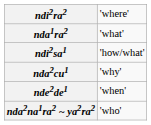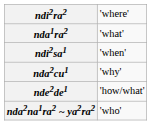(122, 52) 'how/what' -> (113, 52) 'when'
(113, 91) 'when' -> (122, 91) 'how/what'
